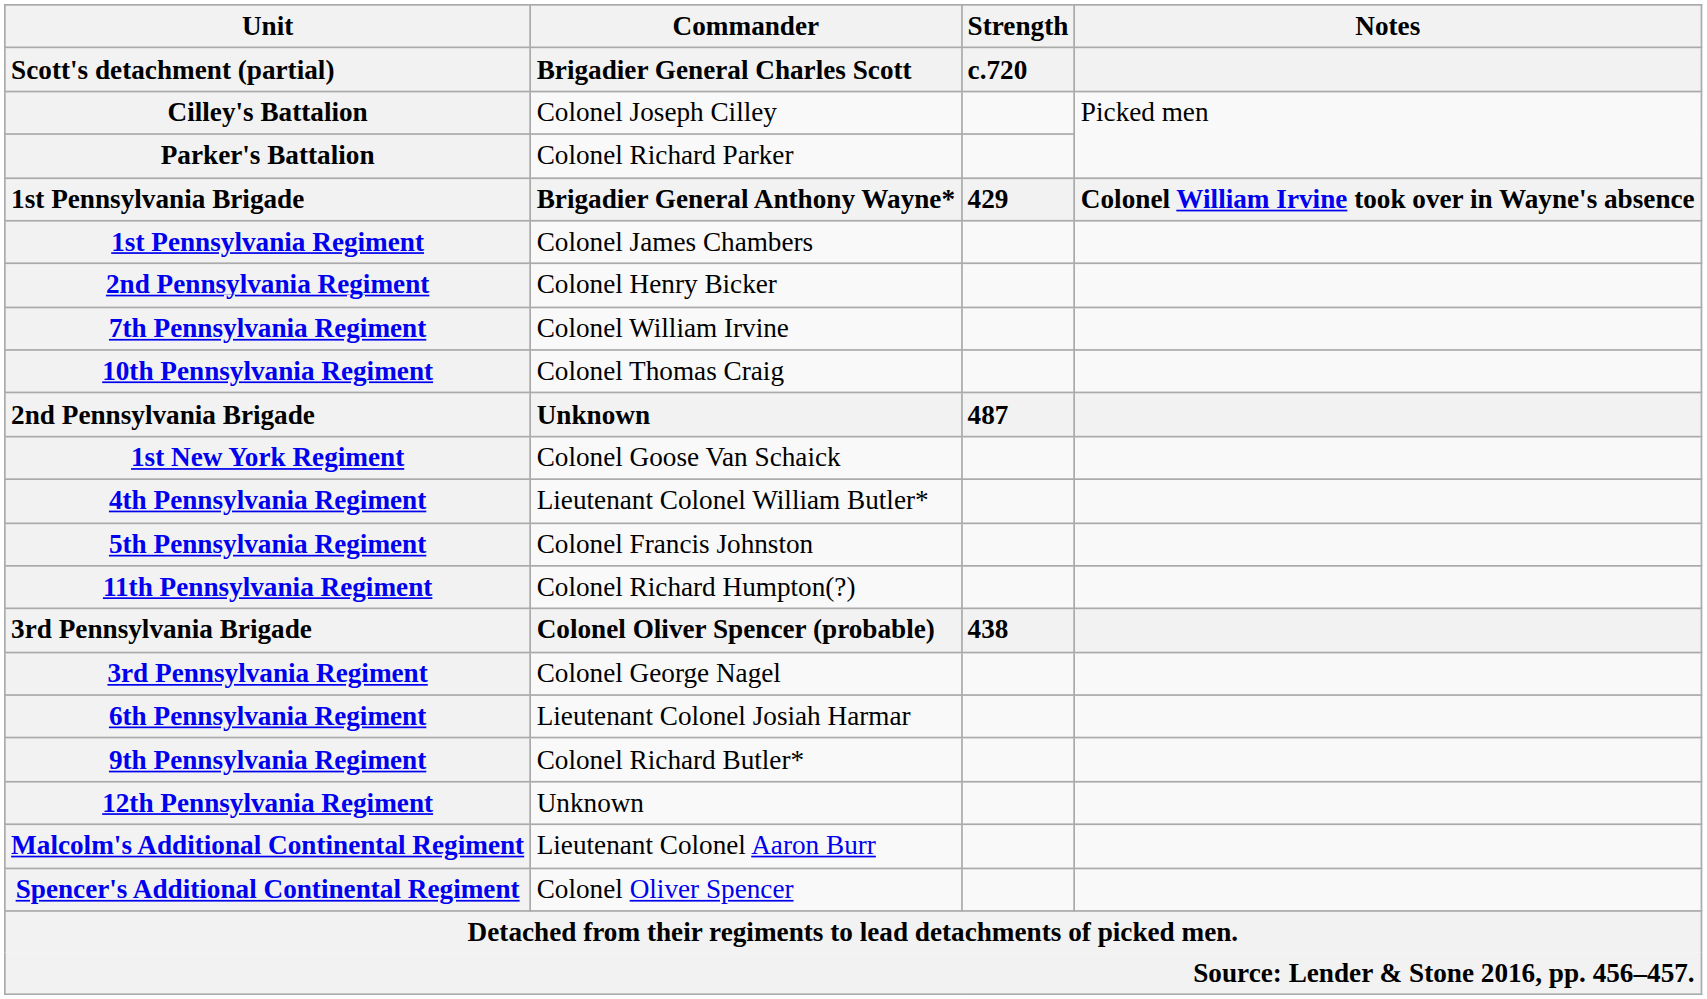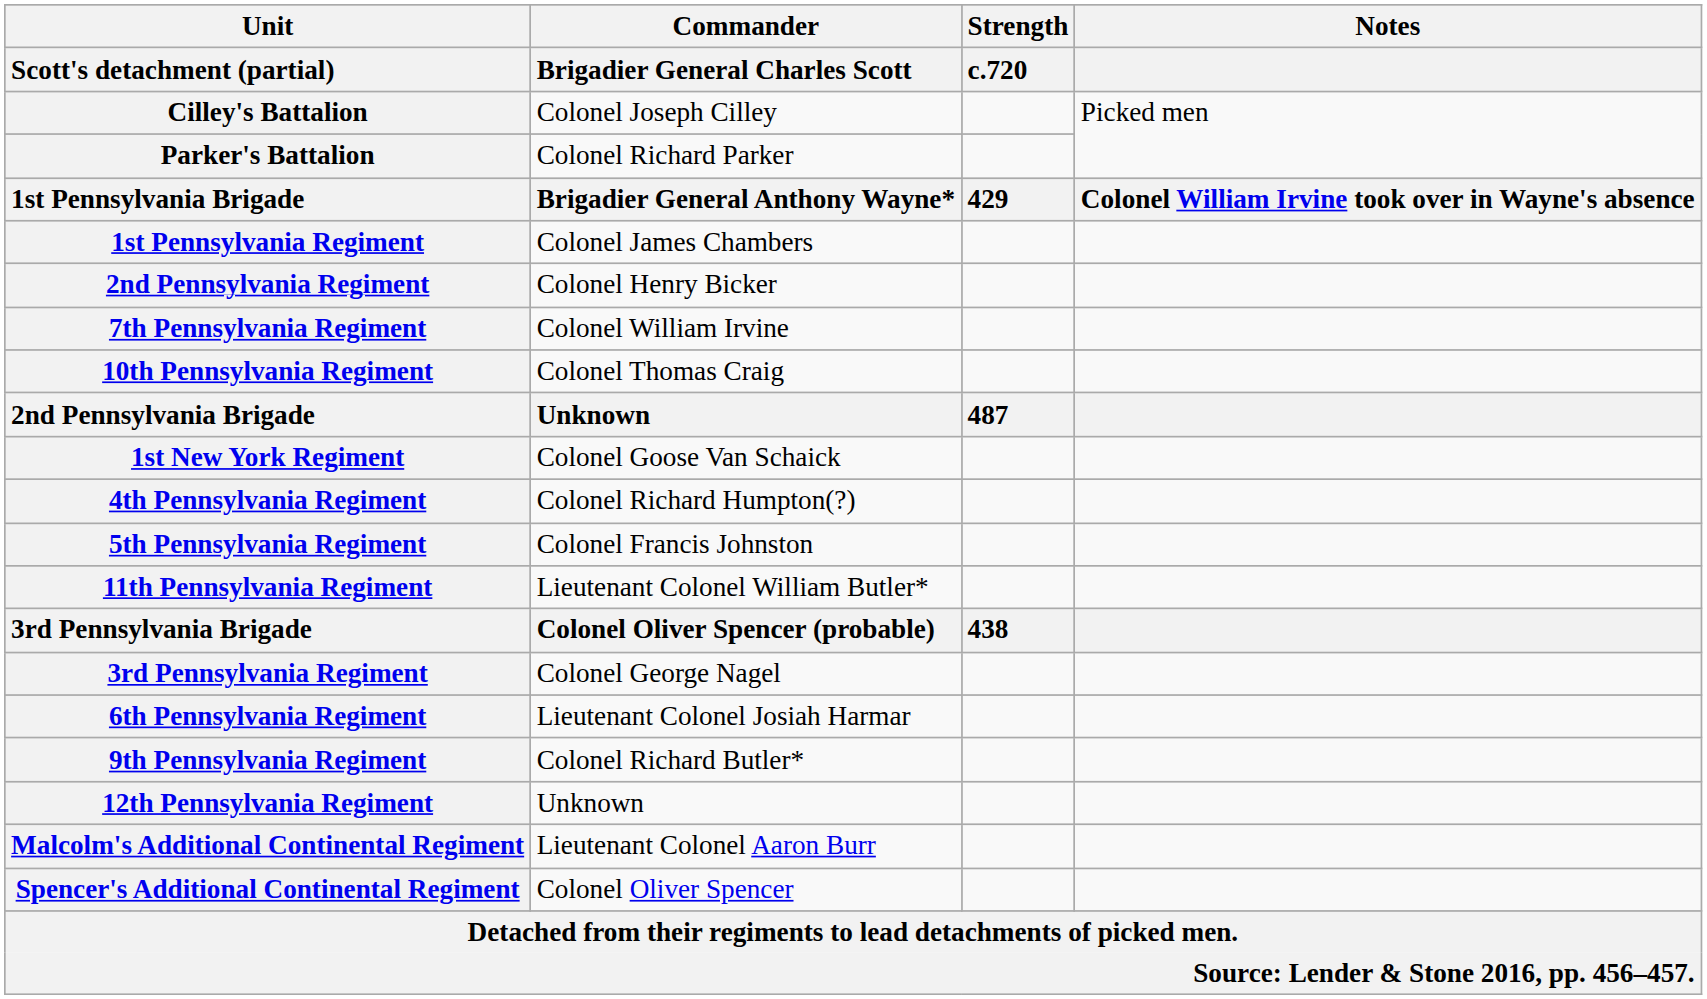(733, 500) Lieutenant Colonel William Butler* -> (696, 500) Colonel Richard Humpton(?)
(696, 586) Colonel Richard Humpton(?) -> (733, 586) Lieutenant Colonel William Butler*
